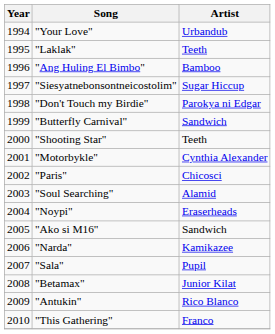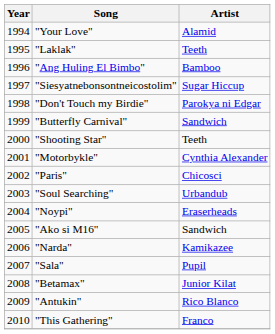(205, 31) Urbandub -> (199, 31) Alamid
(199, 193) Alamid -> (205, 193) Urbandub
